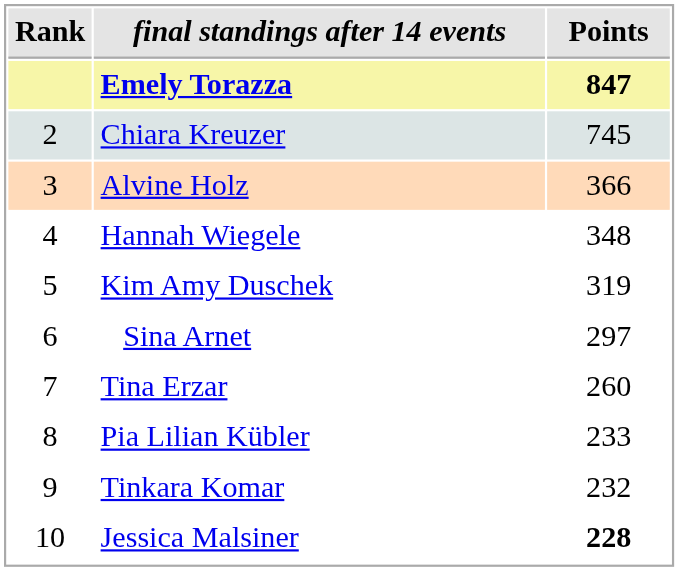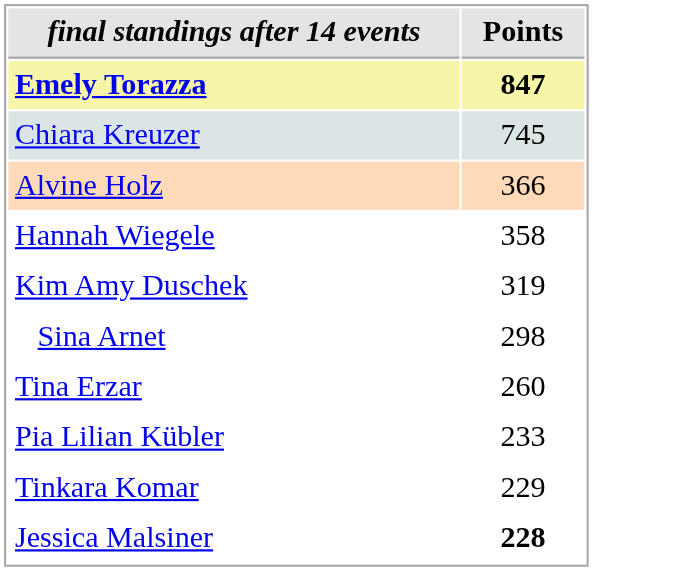- column: (50, 31)
(609, 235) 348 -> (523, 235) 358
(609, 336) 297 -> (523, 336) 298
(609, 487) 232 -> (523, 487) 229
